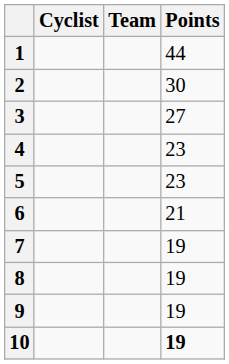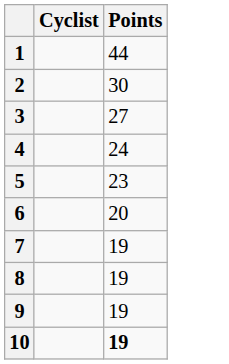- column: (132, 20)
(176, 149) 23 -> (118, 149) 24
(176, 213) 21 -> (118, 213) 20
